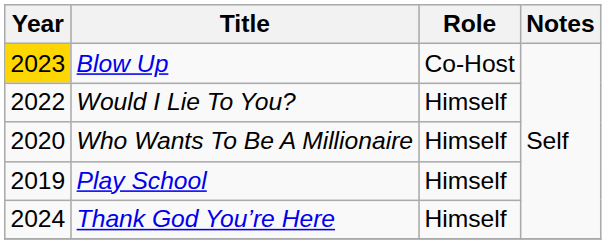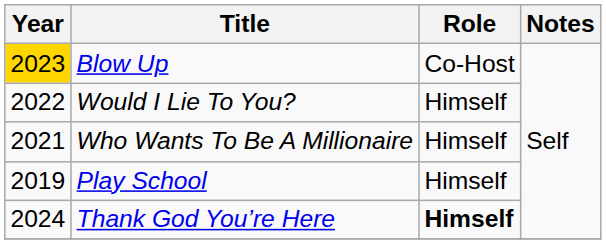(38, 141) 2020 -> (38, 141) 2021
(465, 219) normal -> (469, 219) bold
